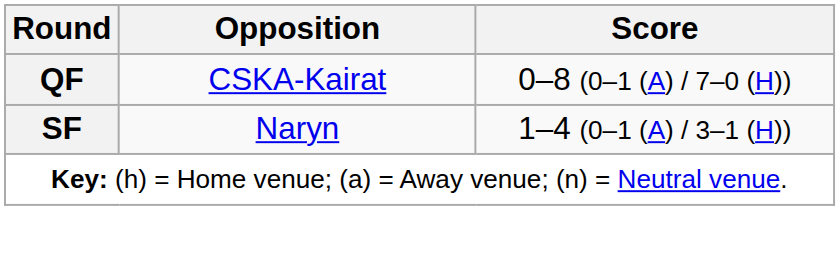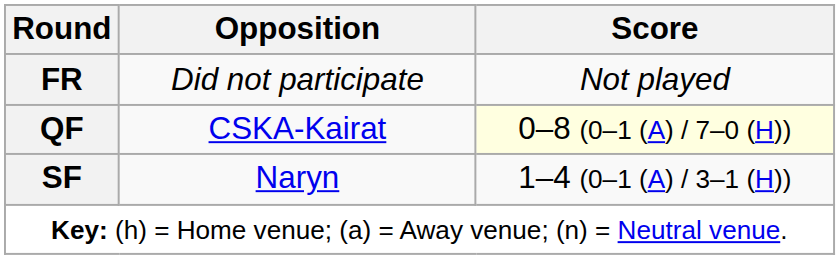+ row: (62, 79)
(655, 79) no background -> (655, 128) lightyellow background
